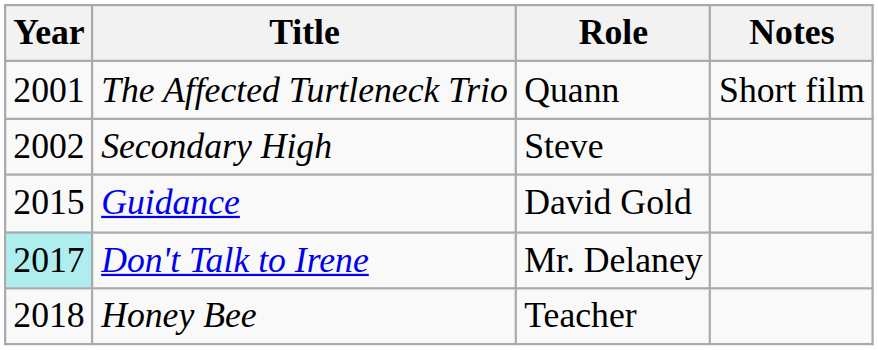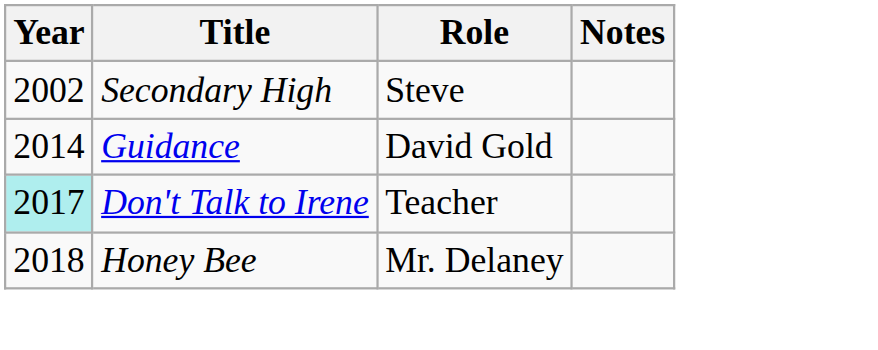- row: (304, 89)
(49, 202) 2015 -> (49, 145) 2014
(613, 259) Mr. Delaney -> (441, 202) Teacher
(580, 315) Teacher -> (474, 259) Mr. Delaney
